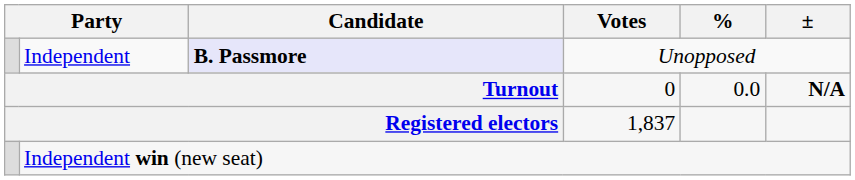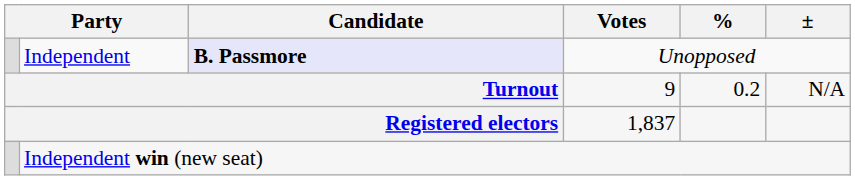(670, 89) 0 -> (670, 89) 9
(747, 89) 0.0 -> (747, 89) 0.2
(827, 89) bold -> (827, 89) normal
